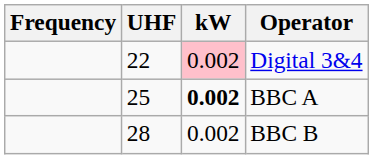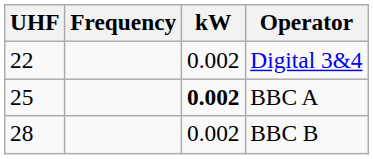columns swapped: (63, 23) <-> (152, 23)
(213, 60) pink background -> (213, 60) no background
